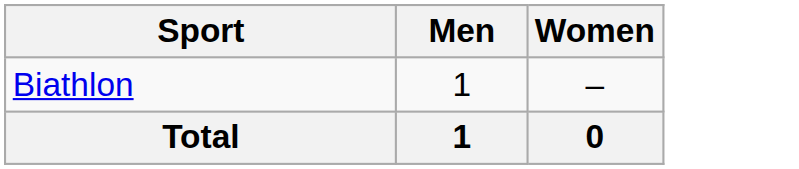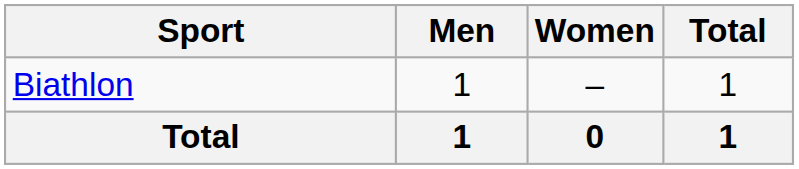+ column: (728, 31)
